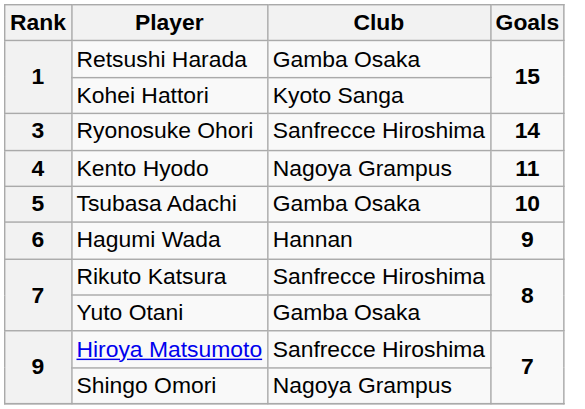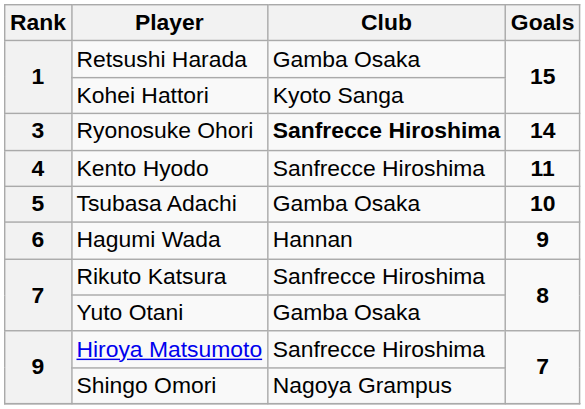(379, 131) normal -> (387, 131) bold
(362, 167) Nagoya Grampus -> (379, 167) Sanfrecce Hiroshima
